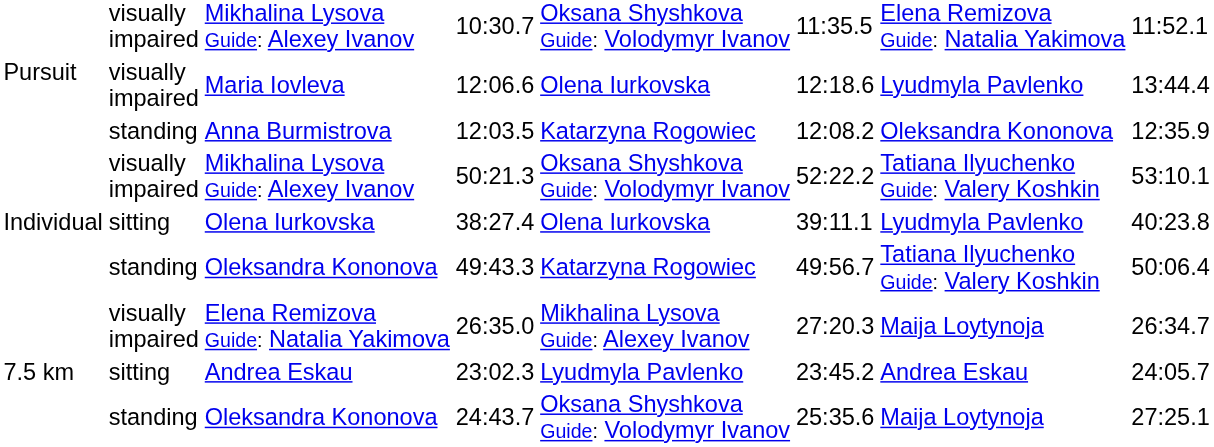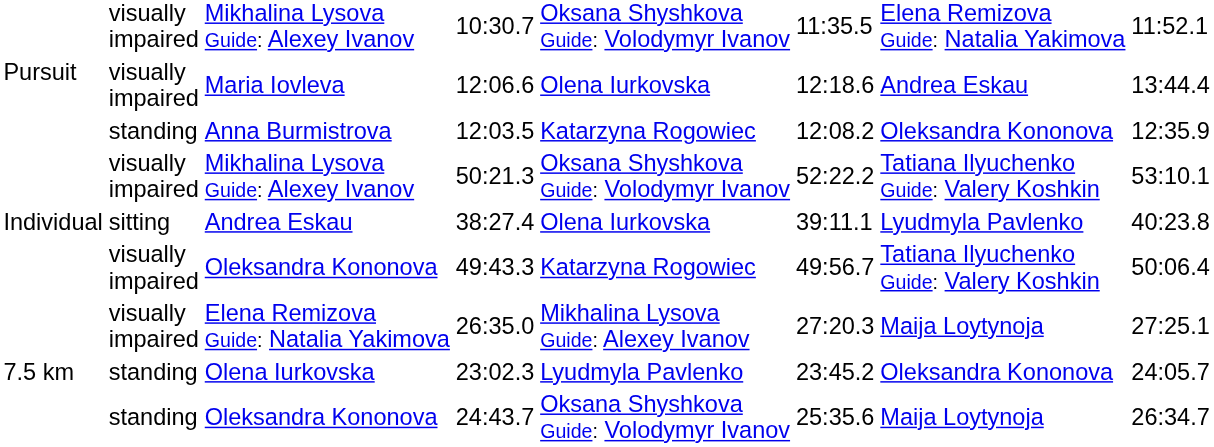(982, 85) Lyudmyla Pavlenko -> (954, 85) Andrea Eskau
(290, 222) Olena Iurkovska -> (279, 222) Andrea Eskau
(153, 267) standing -> (154, 267) visually impaired
(1171, 326) 26:34.7 -> (1171, 326) 27:25.1
(139, 372) sitting -> (153, 372) standing
(279, 372) Andrea Eskau -> (290, 372) Olena Iurkovska
(954, 372) Andrea Eskau -> (997, 372) Oleksandra Kononova
(1171, 417) 27:25.1 -> (1171, 417) 26:34.7
